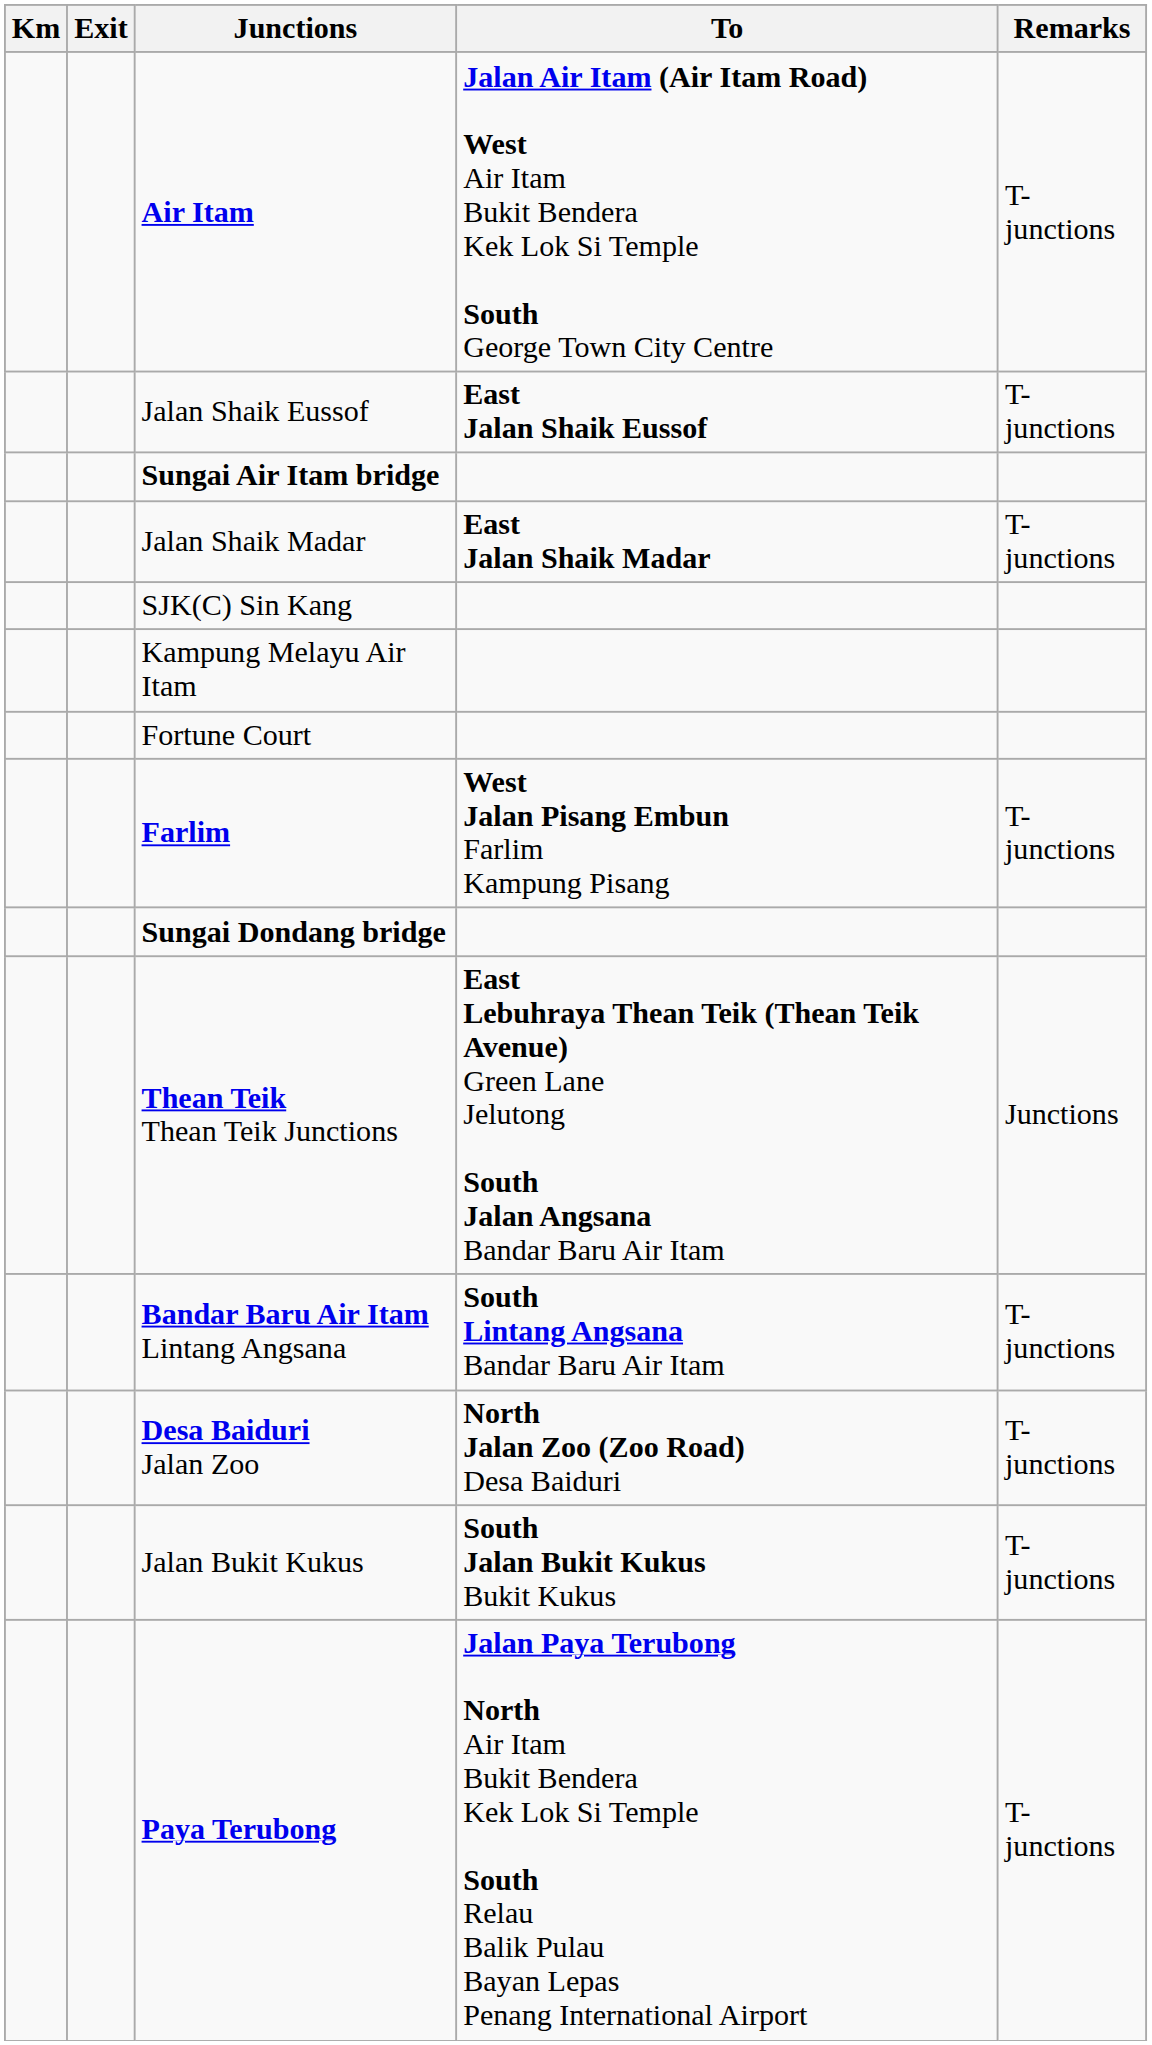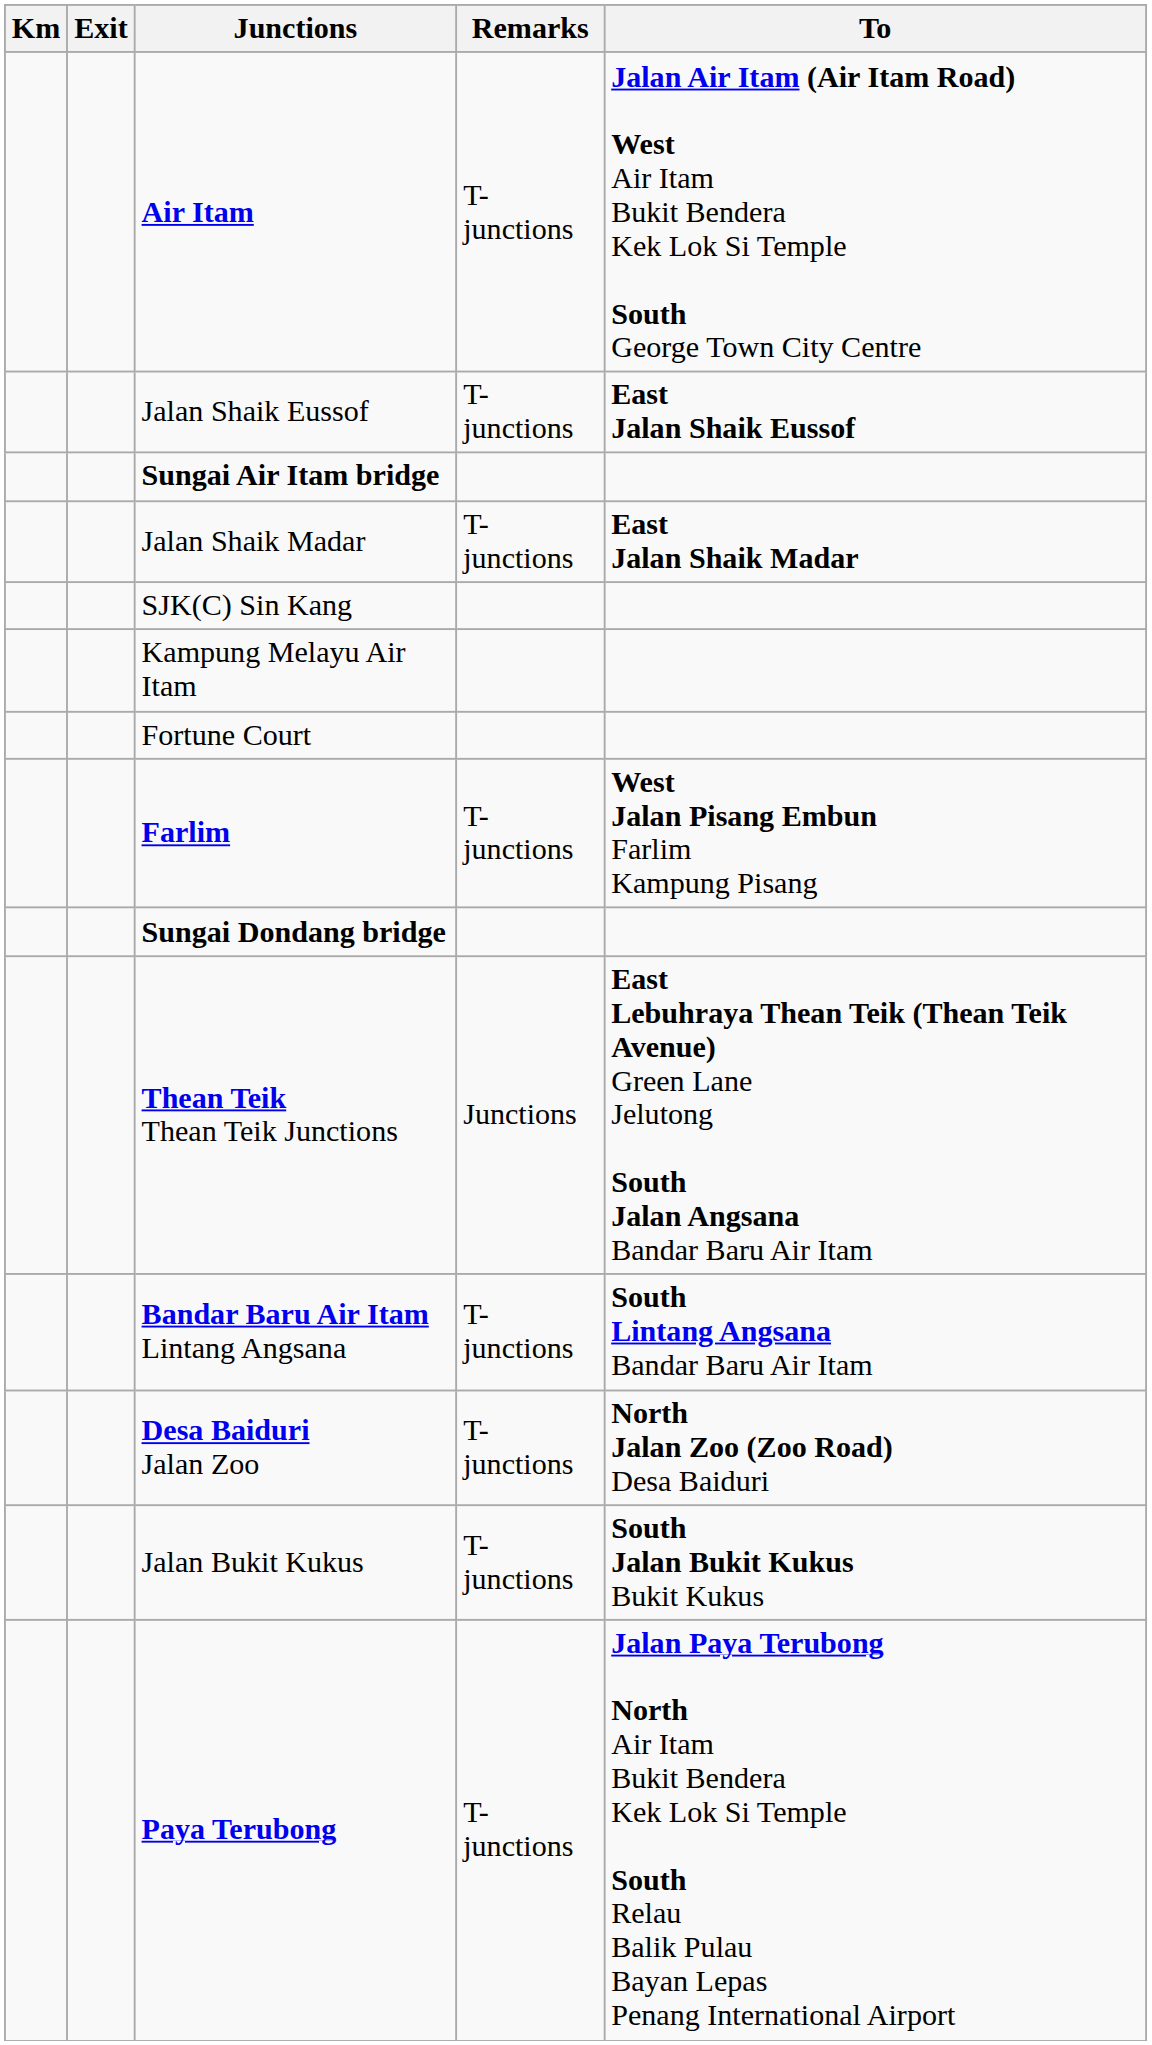columns swapped: (727, 28) <-> (1072, 28)
